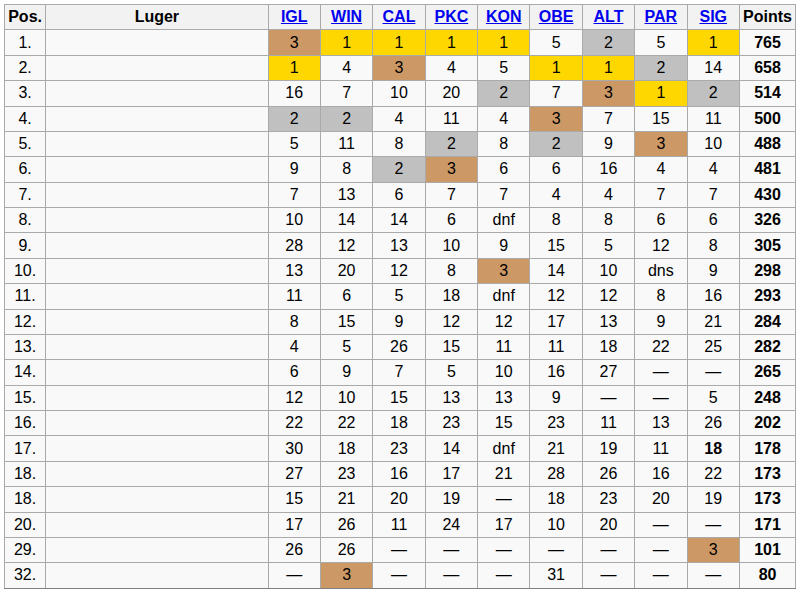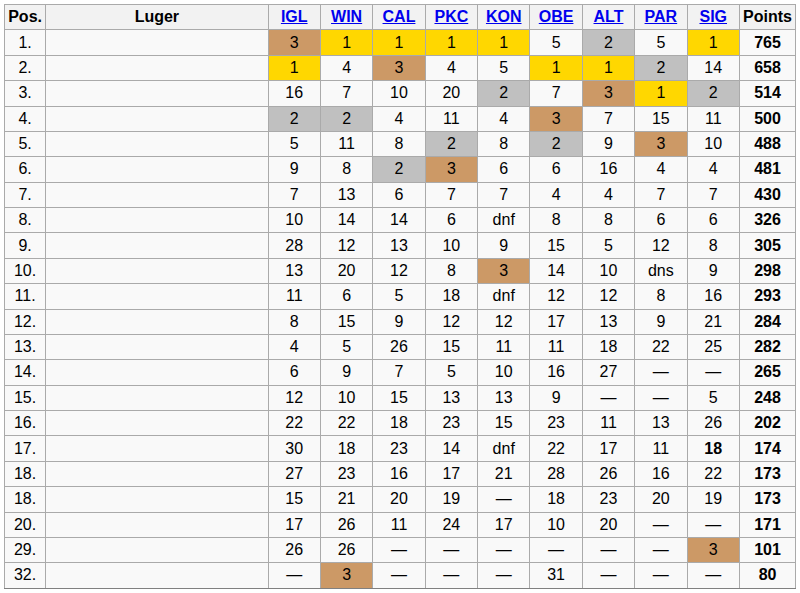(556, 448) 21 -> (556, 448) 22
(608, 448) 19 -> (608, 448) 17
(768, 448) 178 -> (768, 448) 174
